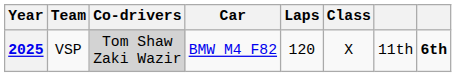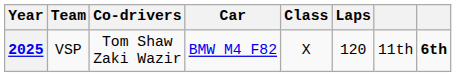columns swapped: (349, 17) <-> (302, 17)
(137, 50) lightgrey background -> (137, 50) no background
